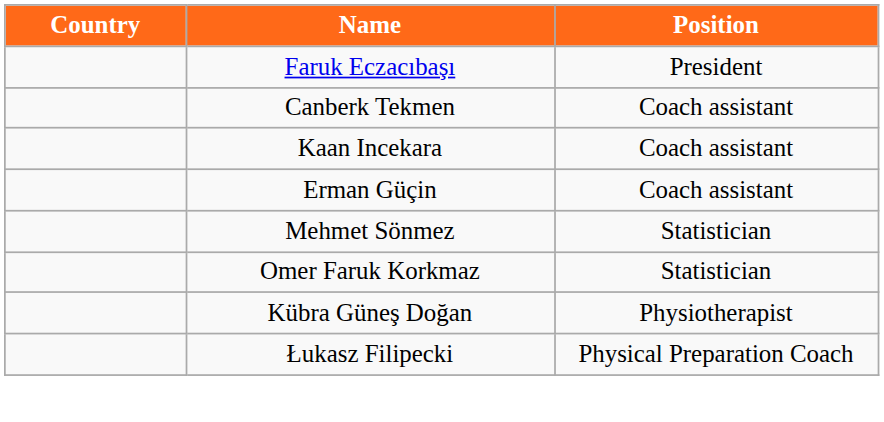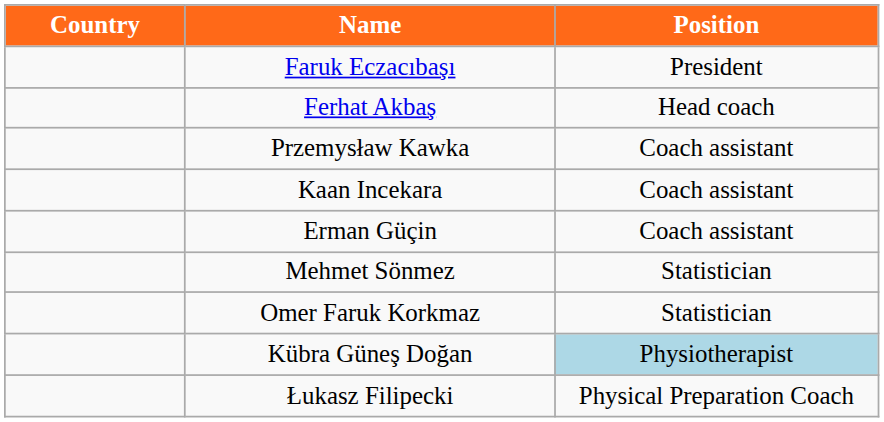+ row: (370, 107)
+ row: (370, 148)
- row: (370, 107)
(716, 313) no background -> (716, 354) lightblue background
